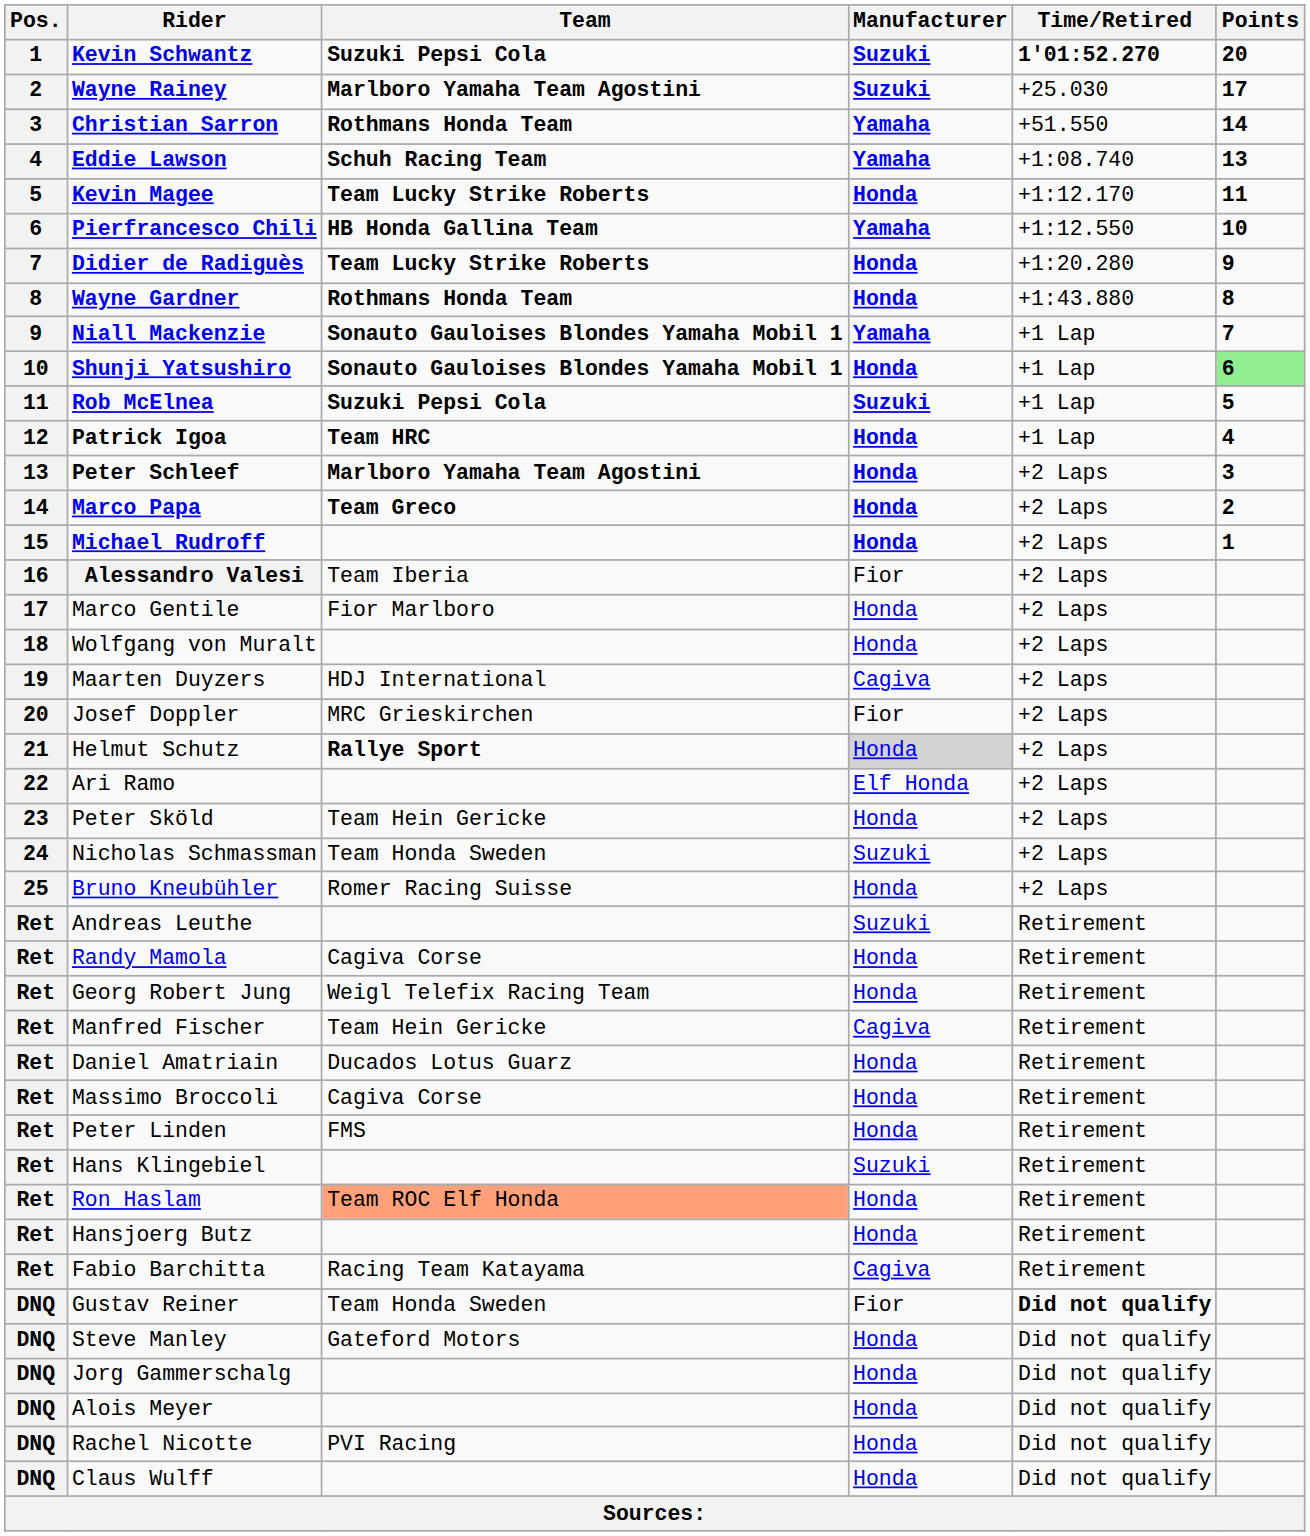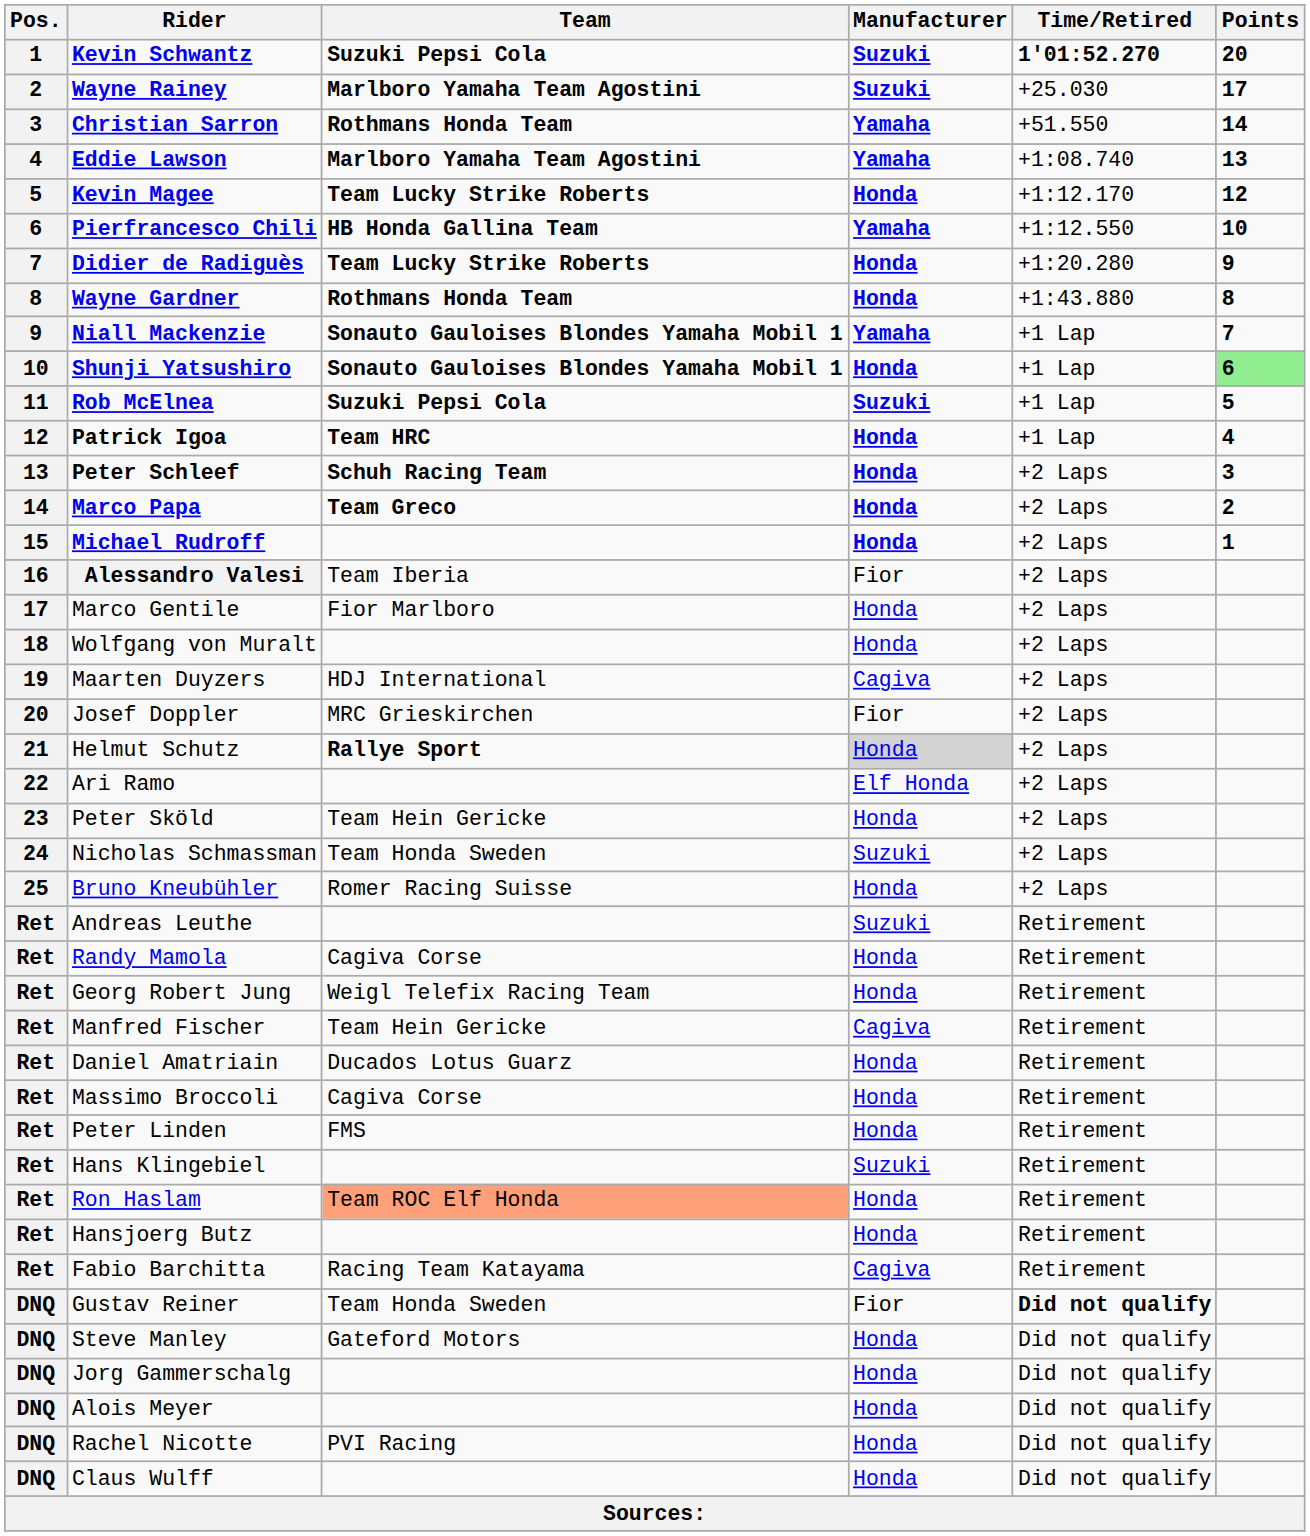(437, 161) Schuh Racing Team -> (514, 161) Marlboro Yamaha Team Agostini
(1235, 196) 11 -> (1235, 196) 12
(514, 474) Marlboro Yamaha Team Agostini -> (437, 474) Schuh Racing Team
